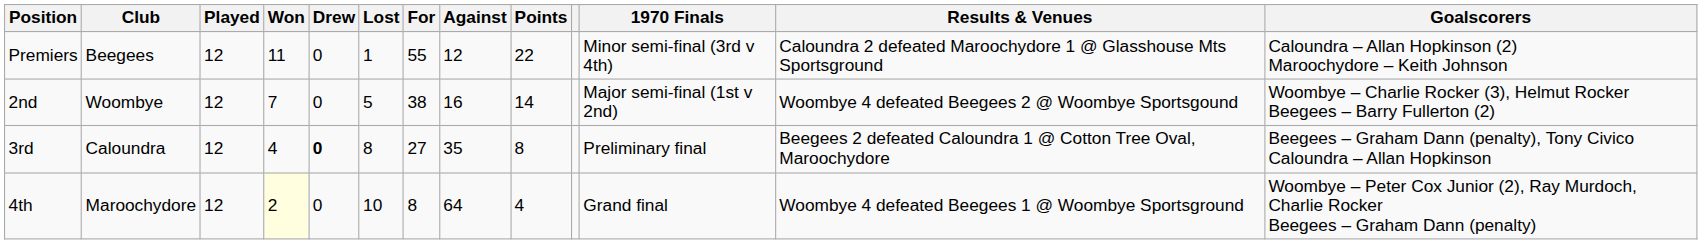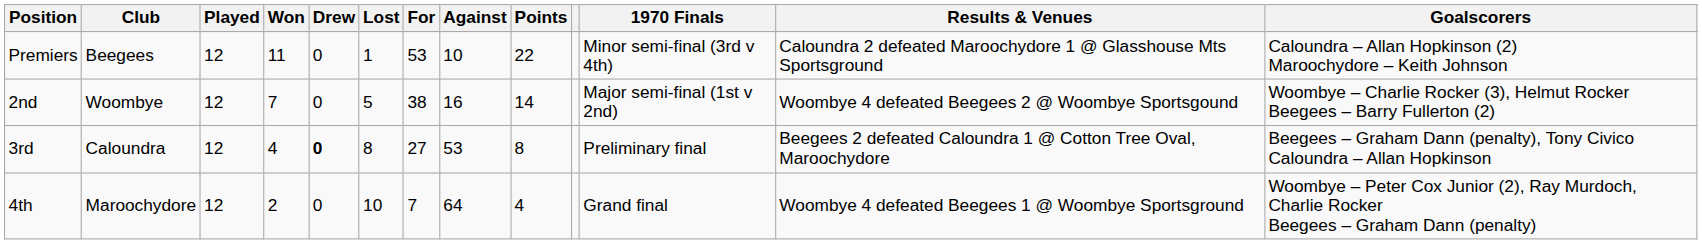(417, 55) 55 -> (417, 55) 53
(453, 55) 12 -> (453, 55) 10
(453, 149) 35 -> (453, 149) 53
(273, 205) lightyellow background -> (273, 205) no background
(412, 205) 8 -> (412, 205) 7
